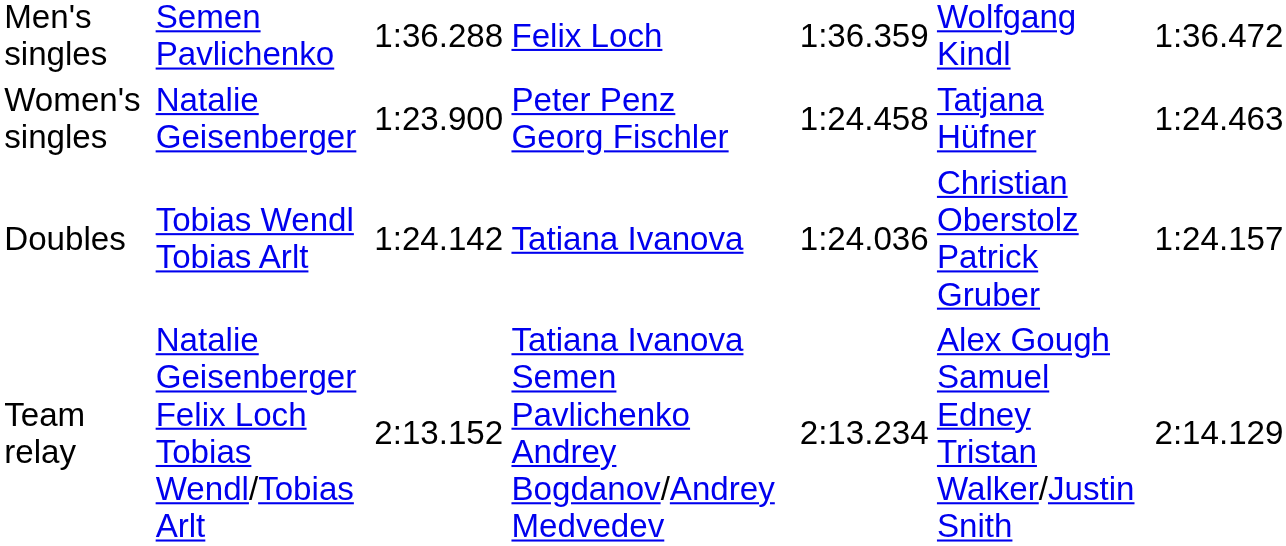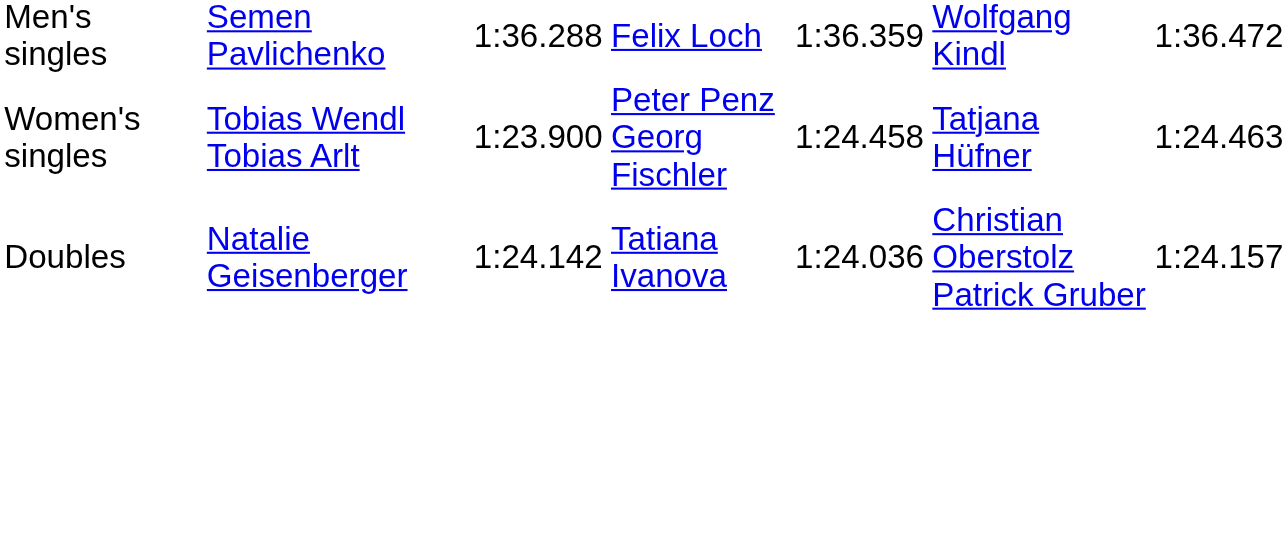(256, 118) Natalie Geisenberger -> (306, 137) Tobias Wendl Tobias Arlt
(255, 238) Tobias Wendl Tobias Arlt -> (307, 257) Natalie Geisenberger
- row: (45, 433)
